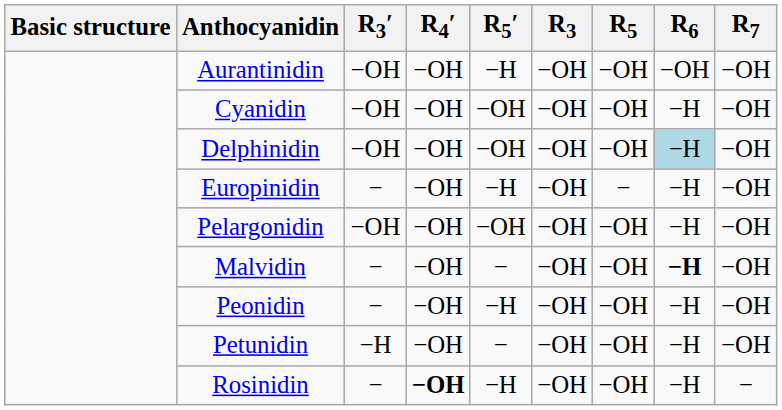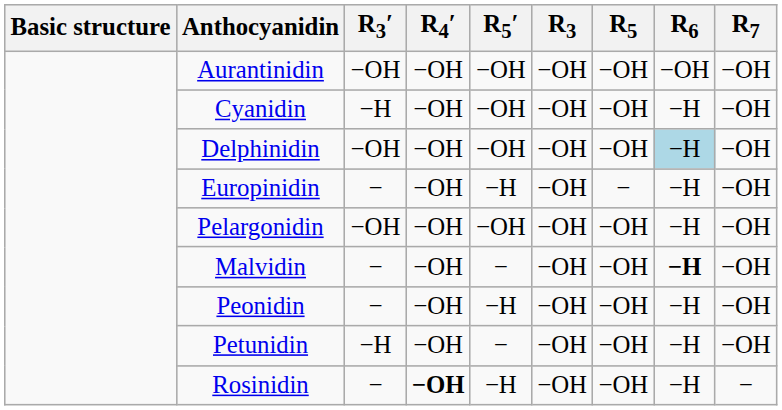(501, 69) −H -> (501, 69) −OH
(375, 109) −OH -> (375, 109) −H
